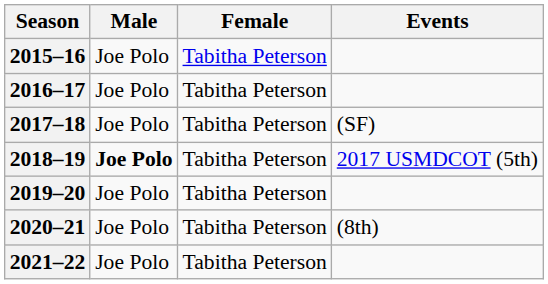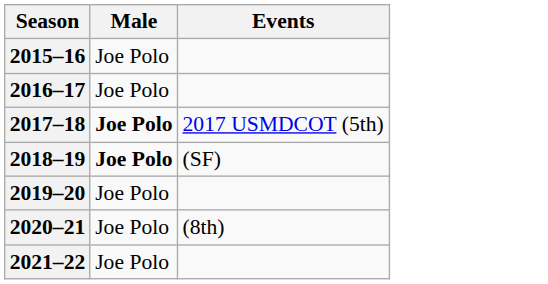- column: (255, 21)
(132, 124) normal -> (134, 124) bold
(356, 124) (SF) -> (283, 124) 2017 USMDCOT (5th)
(437, 158) 2017 USMDCOT (5th) -> (202, 158) (SF)
